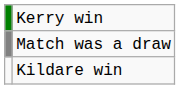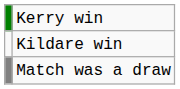rows swapped: (69, 70) <-> (94, 44)
